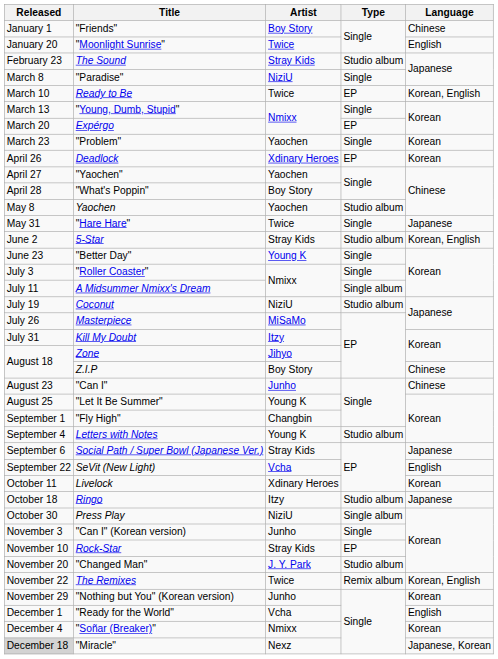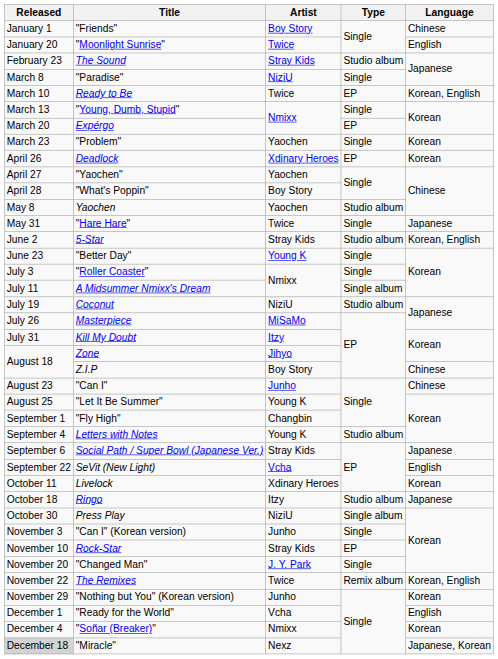(373, 564) Studio album -> (358, 564) Single
